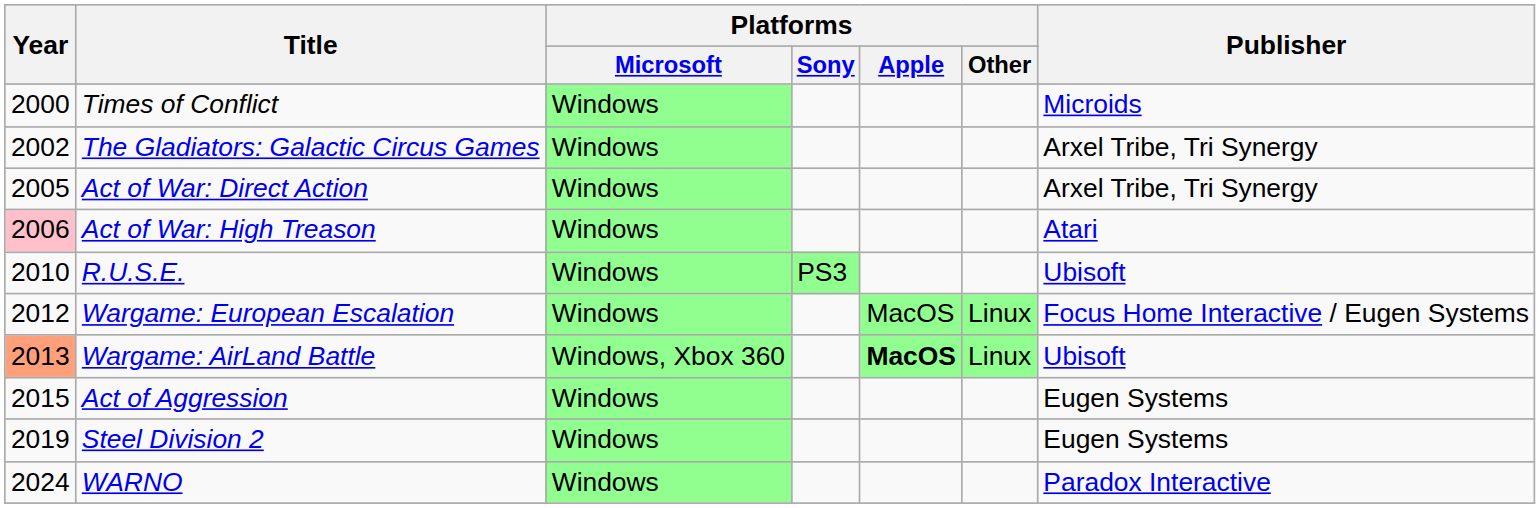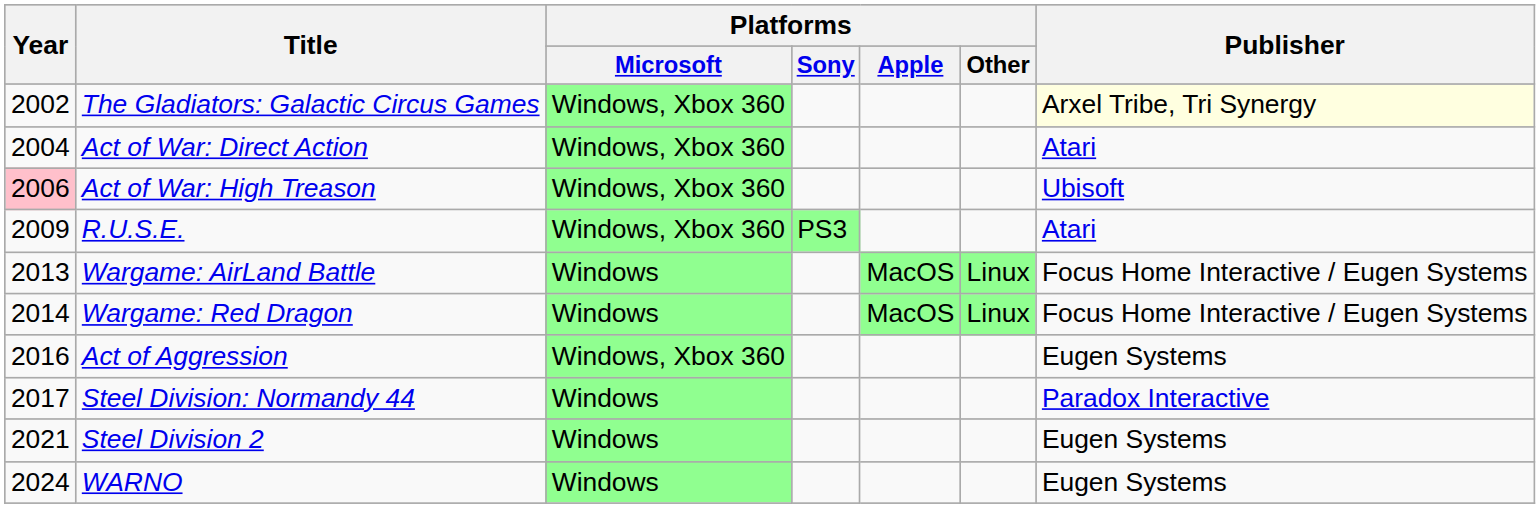- row: (180, 104)
(605, 146) Windows -> (668, 104) Windows, Xbox 360
(1181, 146) no background -> (1179, 104) lightyellow background
(40, 188) 2005 -> (40, 146) 2004
(605, 188) Windows -> (668, 146) Windows, Xbox 360
(1181, 188) Arxel Tribe, Tri Synergy -> (1069, 146) Atari
(605, 230) Windows -> (668, 188) Windows, Xbox 360
(1071, 230) Atari -> (1083, 188) Ubisoft
(40, 272) 2010 -> (40, 230) 2009
(605, 272) Windows -> (668, 230) Windows, Xbox 360
(1084, 272) Ubisoft -> (1069, 230) Atari
- row: (268, 314)
(40, 356) lightsalmon background -> (40, 272) no background
(668, 356) Windows, Xbox 360 -> (605, 272) Windows
(911, 356) bold -> (910, 272) normal
(1084, 356) Ubisoft -> (1285, 272) Focus Home Interactive / Eugen Systems
+ row: (217, 314)
(40, 397) 2015 -> (40, 356) 2016
(605, 397) Windows -> (668, 356) Windows, Xbox 360
+ row: (248, 397)
(40, 439) 2019 -> (40, 439) 2021
(1157, 481) Paradox Interactive -> (1134, 481) Eugen Systems
